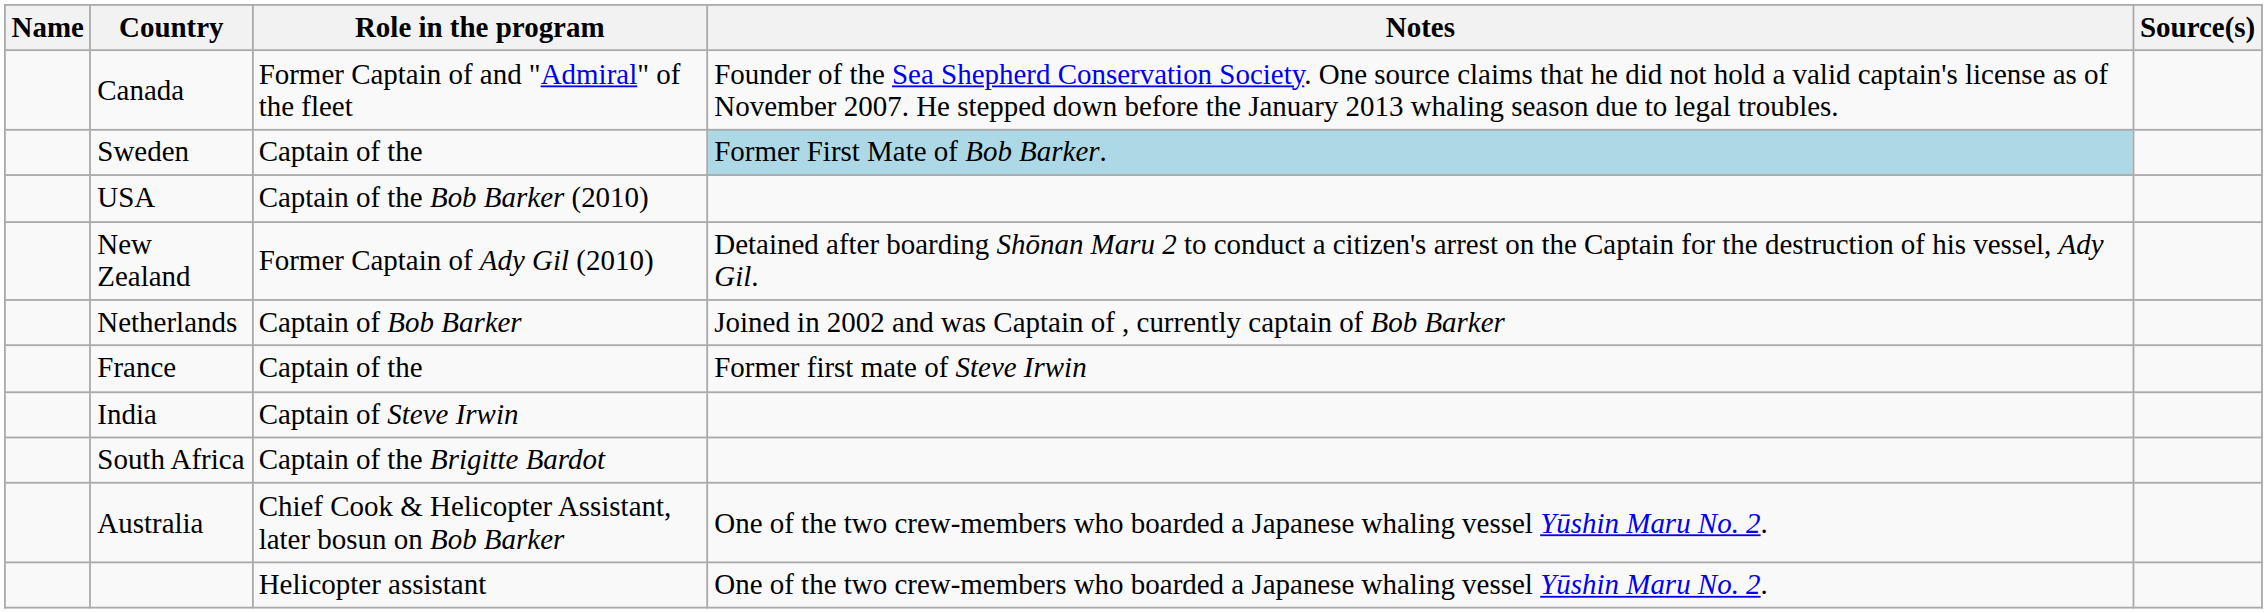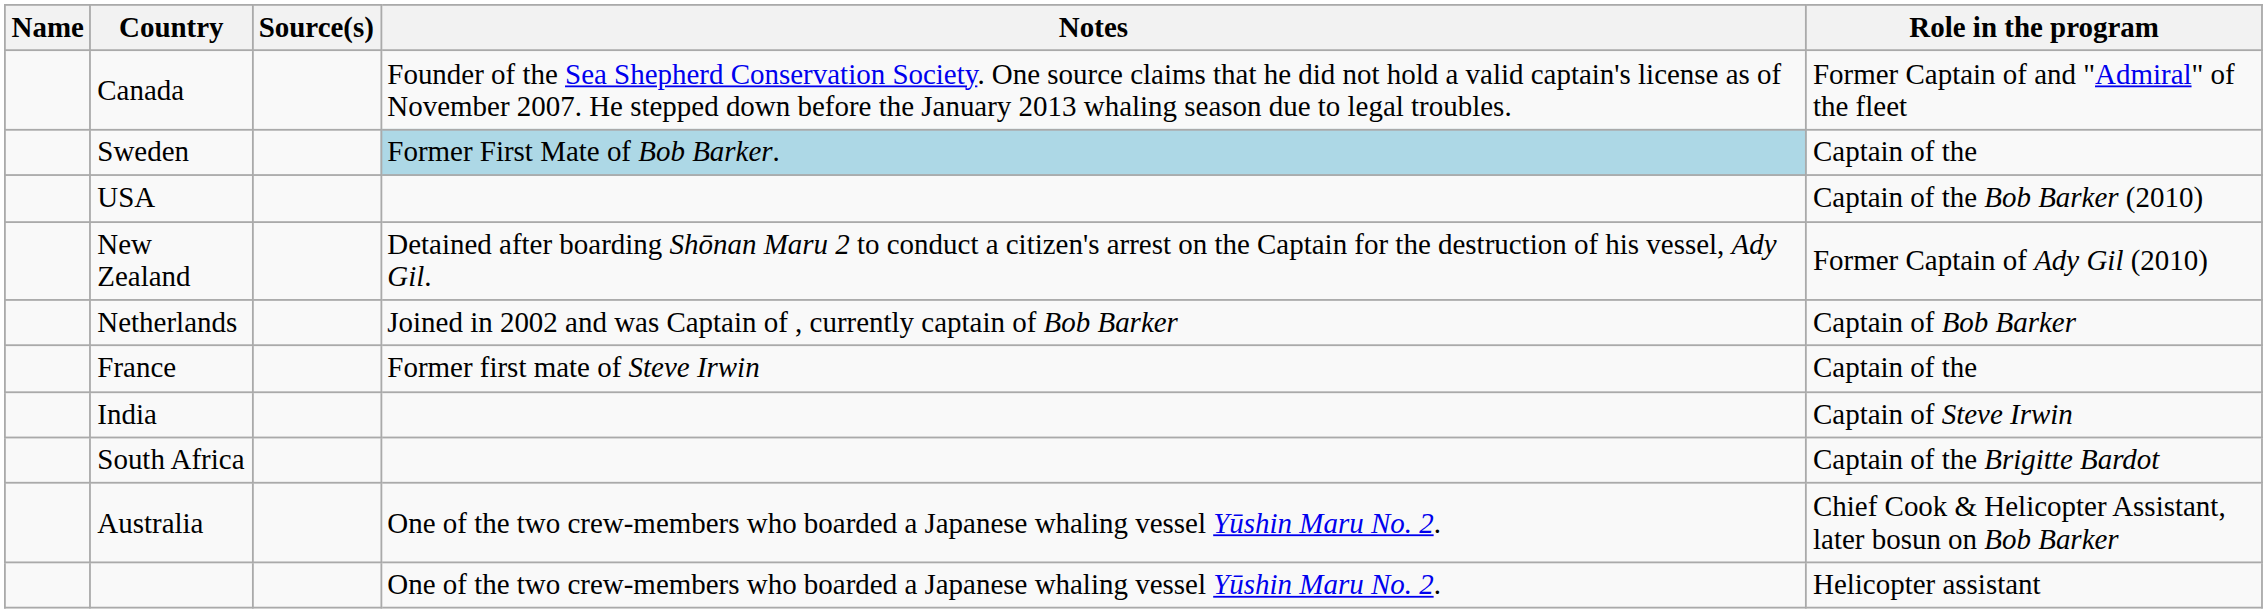columns swapped: (480, 27) <-> (2198, 27)
